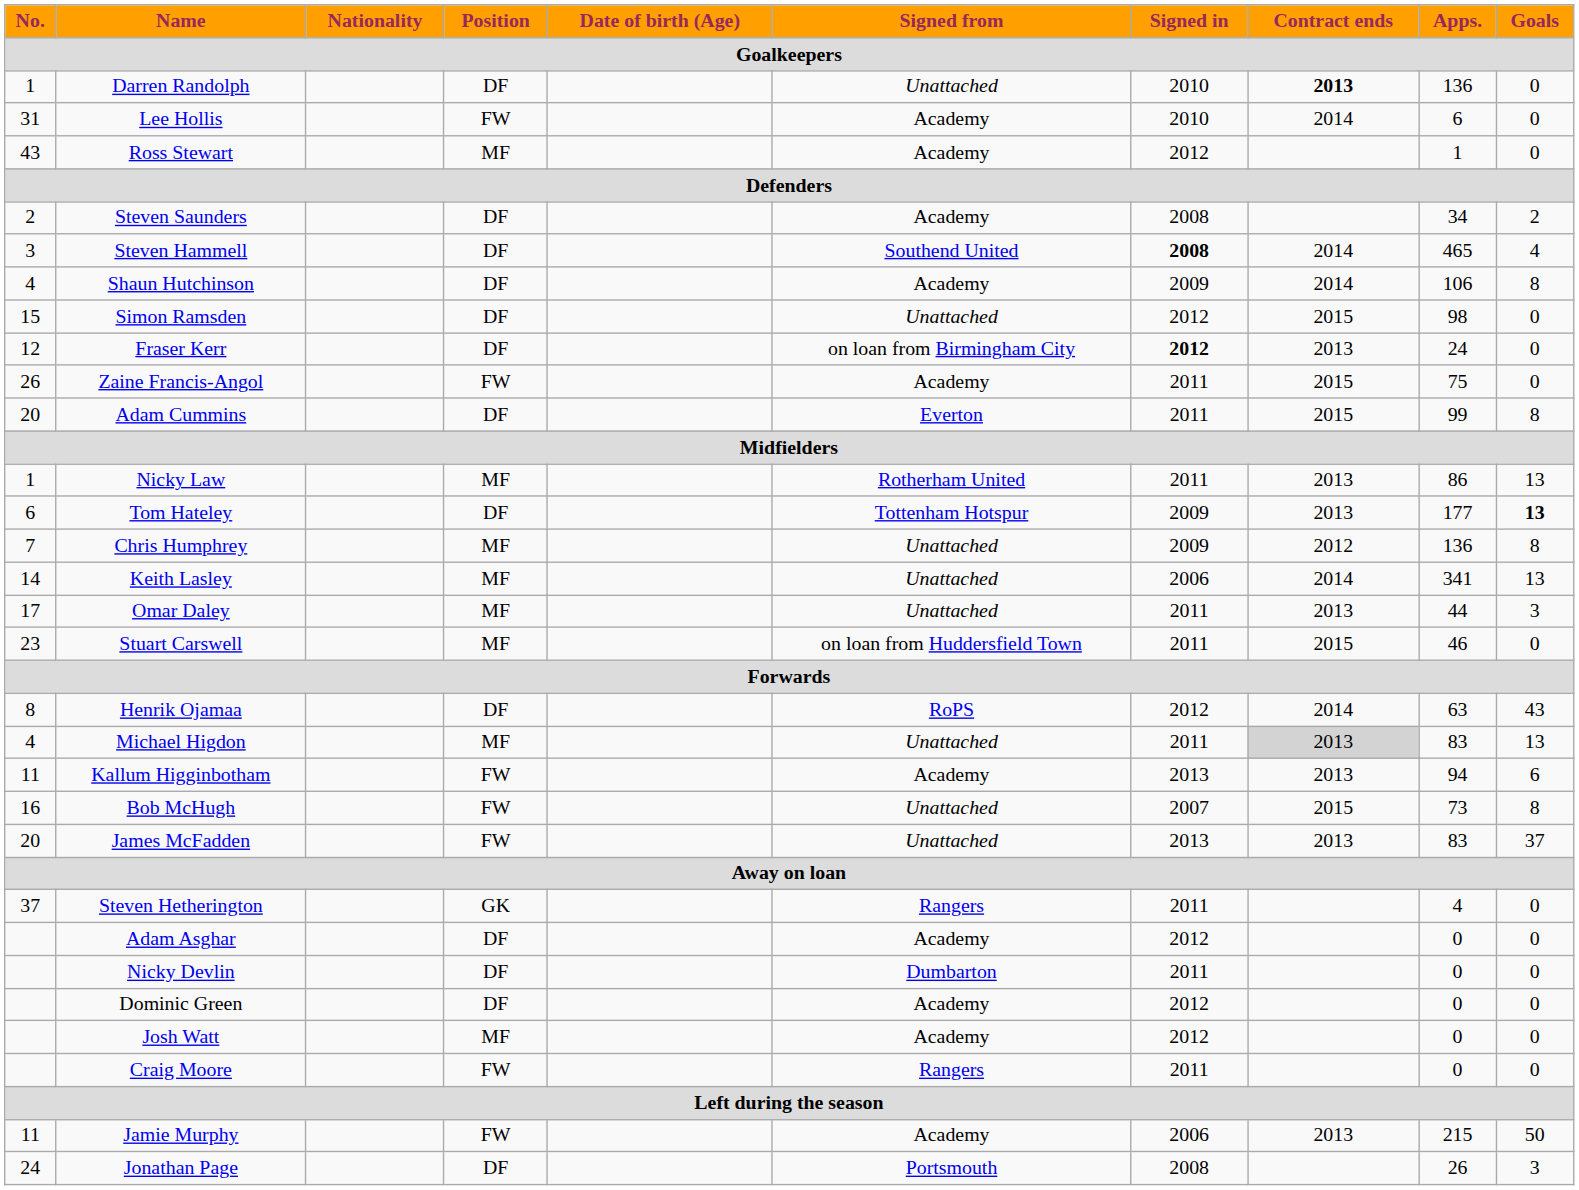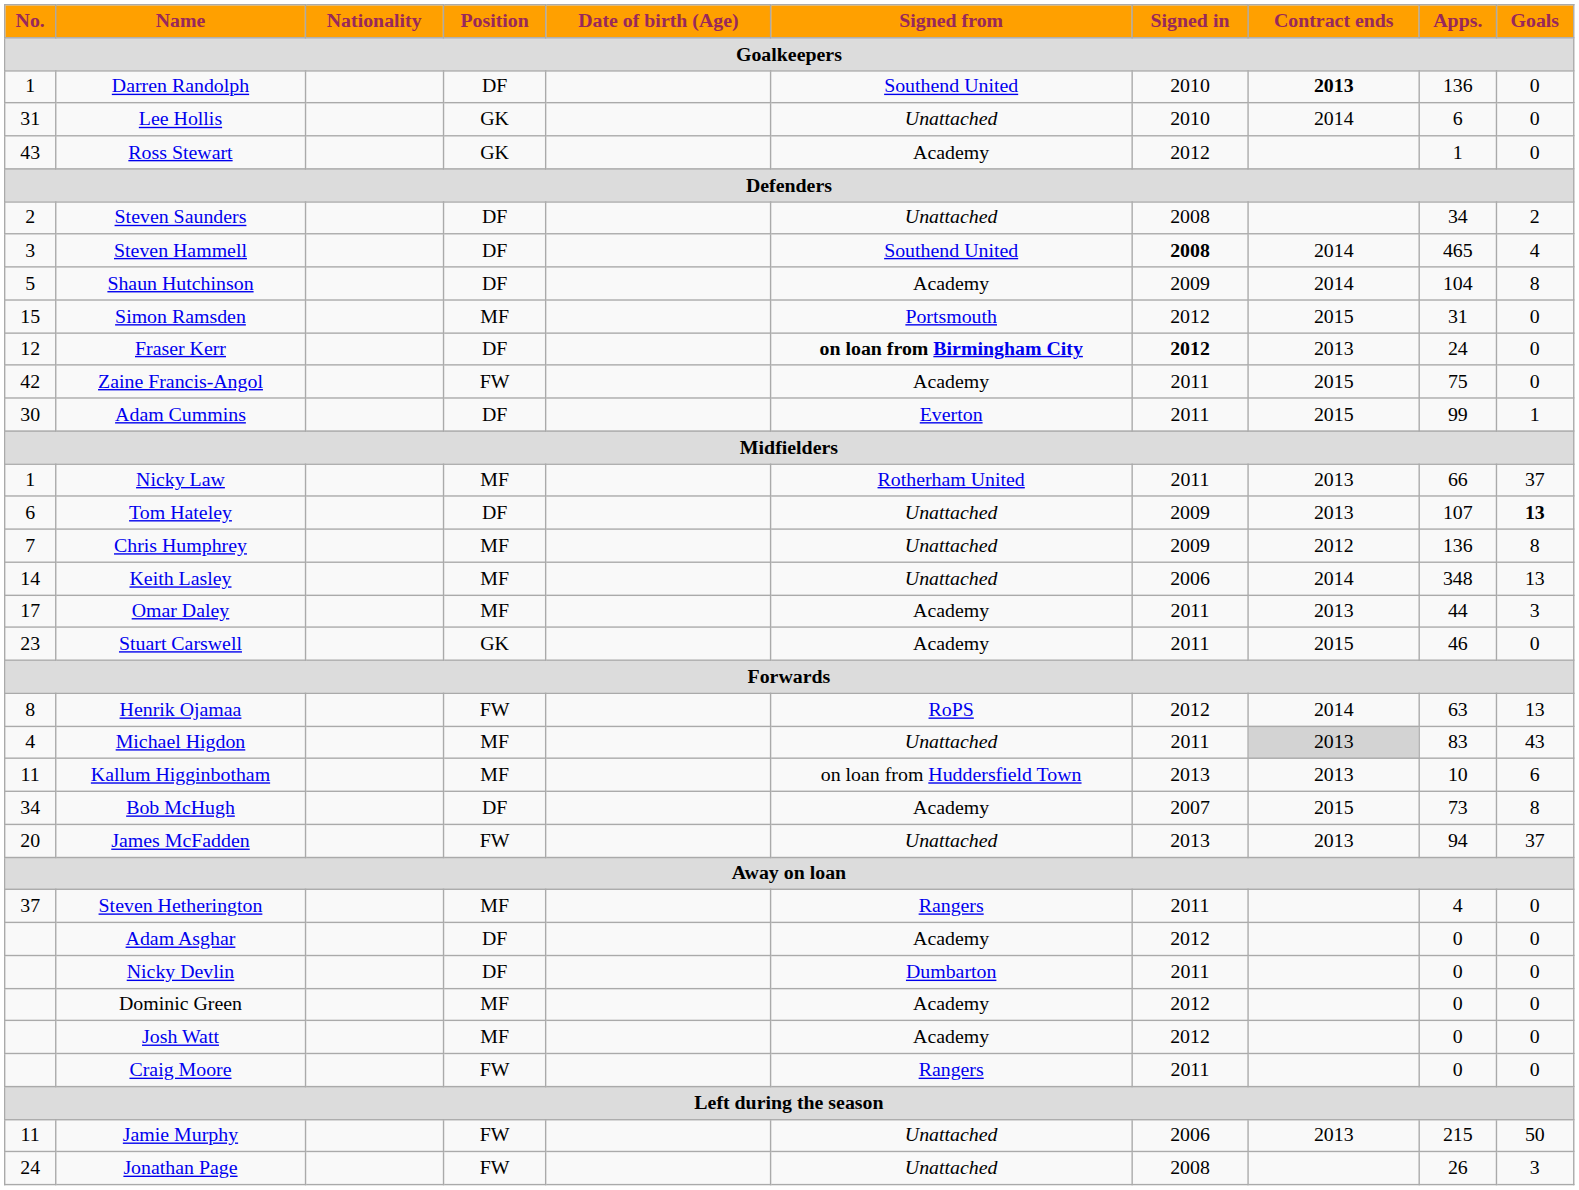(952, 86) Unattached -> (951, 86) Southend United
(496, 119) FW -> (495, 119) GK
(952, 119) Academy -> (951, 119) Unattached
(496, 152) MF -> (495, 152) GK
(952, 217) Academy -> (951, 217) Unattached
(30, 283) 4 -> (30, 283) 5
(1458, 283) 106 -> (1458, 283) 104
(496, 316) DF -> (495, 316) MF
(952, 316) Unattached -> (951, 316) Portsmouth
(1458, 316) 98 -> (1458, 316) 31
(952, 349) normal -> (951, 349) bold
(30, 381) 26 -> (30, 381) 42
(30, 414) 20 -> (30, 414) 30
(1535, 414) 8 -> (1535, 414) 1
(1458, 480) 86 -> (1458, 480) 66
(1535, 480) 13 -> (1535, 480) 37
(952, 512) Tottenham Hotspur -> (951, 512) Unattached
(1458, 512) 177 -> (1458, 512) 107
(1458, 578) 341 -> (1458, 578) 348
(952, 611) Unattached -> (951, 611) Academy
(496, 644) MF -> (495, 644) GK
(952, 644) on loan from Huddersfield Town -> (951, 644) Academy
(496, 709) DF -> (495, 709) FW
(1535, 709) 43 -> (1535, 709) 13
(1535, 742) 13 -> (1535, 742) 43
(496, 775) FW -> (495, 775) MF
(952, 775) Academy -> (951, 775) on loan from Huddersfield Town
(1458, 775) 94 -> (1458, 775) 10
(30, 807) 16 -> (30, 807) 34
(496, 807) FW -> (495, 807) DF
(952, 807) Unattached -> (951, 807) Academy
(1458, 840) 83 -> (1458, 840) 94
(496, 906) GK -> (495, 906) MF
(496, 1004) DF -> (495, 1004) MF
(952, 1135) Academy -> (951, 1135) Unattached
(496, 1168) DF -> (495, 1168) FW
(952, 1168) Portsmouth -> (951, 1168) Unattached
